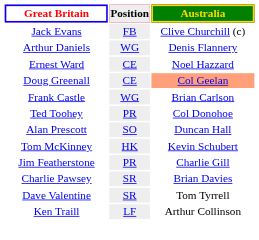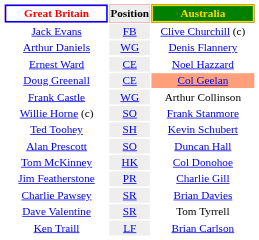(203, 97) Brian Carlson -> (203, 97) Arthur Collinson
+ row: (57, 113)
(130, 113) PR -> (130, 129) SH
(203, 113) Col Donohoe -> (203, 129) Kevin Schubert
(203, 146) Kevin Schubert -> (203, 162) Col Donohoe
(203, 211) Arthur Collinson -> (203, 228) Brian Carlson
